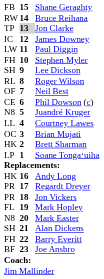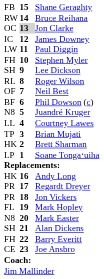(9, 28) TP -> (10, 28) OC
(10, 102) CE -> (9, 102) BF
(10, 133) OC -> (9, 133) TP
(9, 249) BF -> (10, 249) CE
